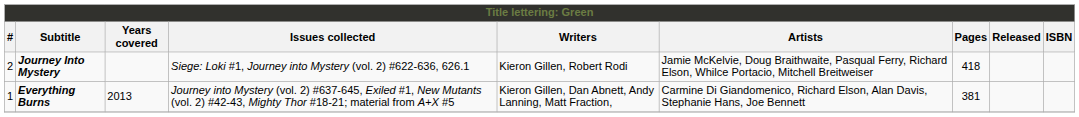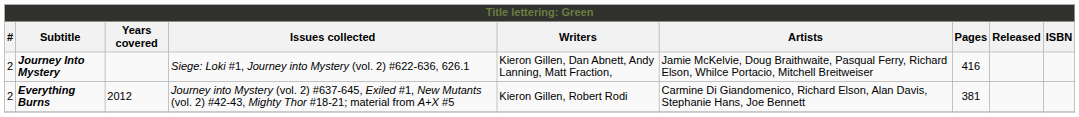(563, 66) Kieron Gillen, Robert Rodi -> (577, 66) Kieron Gillen, Dan Abnett, Andy Lanning, Matt Fraction,
(971, 66) 418 -> (971, 66) 416
(10, 96) 1 -> (10, 96) 2
(120, 96) 2013 -> (120, 96) 2012
(577, 96) Kieron Gillen, Dan Abnett, Andy Lanning, Matt Fraction, -> (563, 96) Kieron Gillen, Robert Rodi
